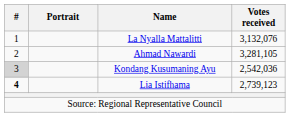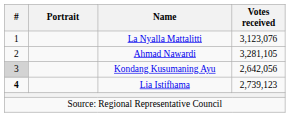(259, 39) 3,132,076 -> (259, 39) 3,123,076
(259, 69) 2,542,036 -> (259, 69) 2,642,056
